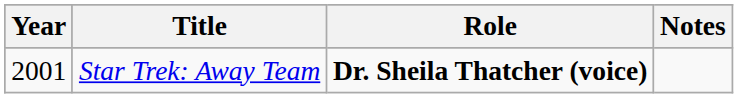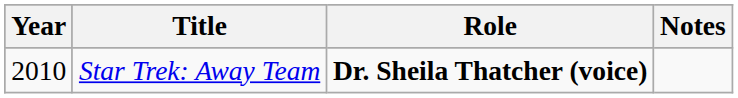(39, 69) 2001 -> (39, 69) 2010
